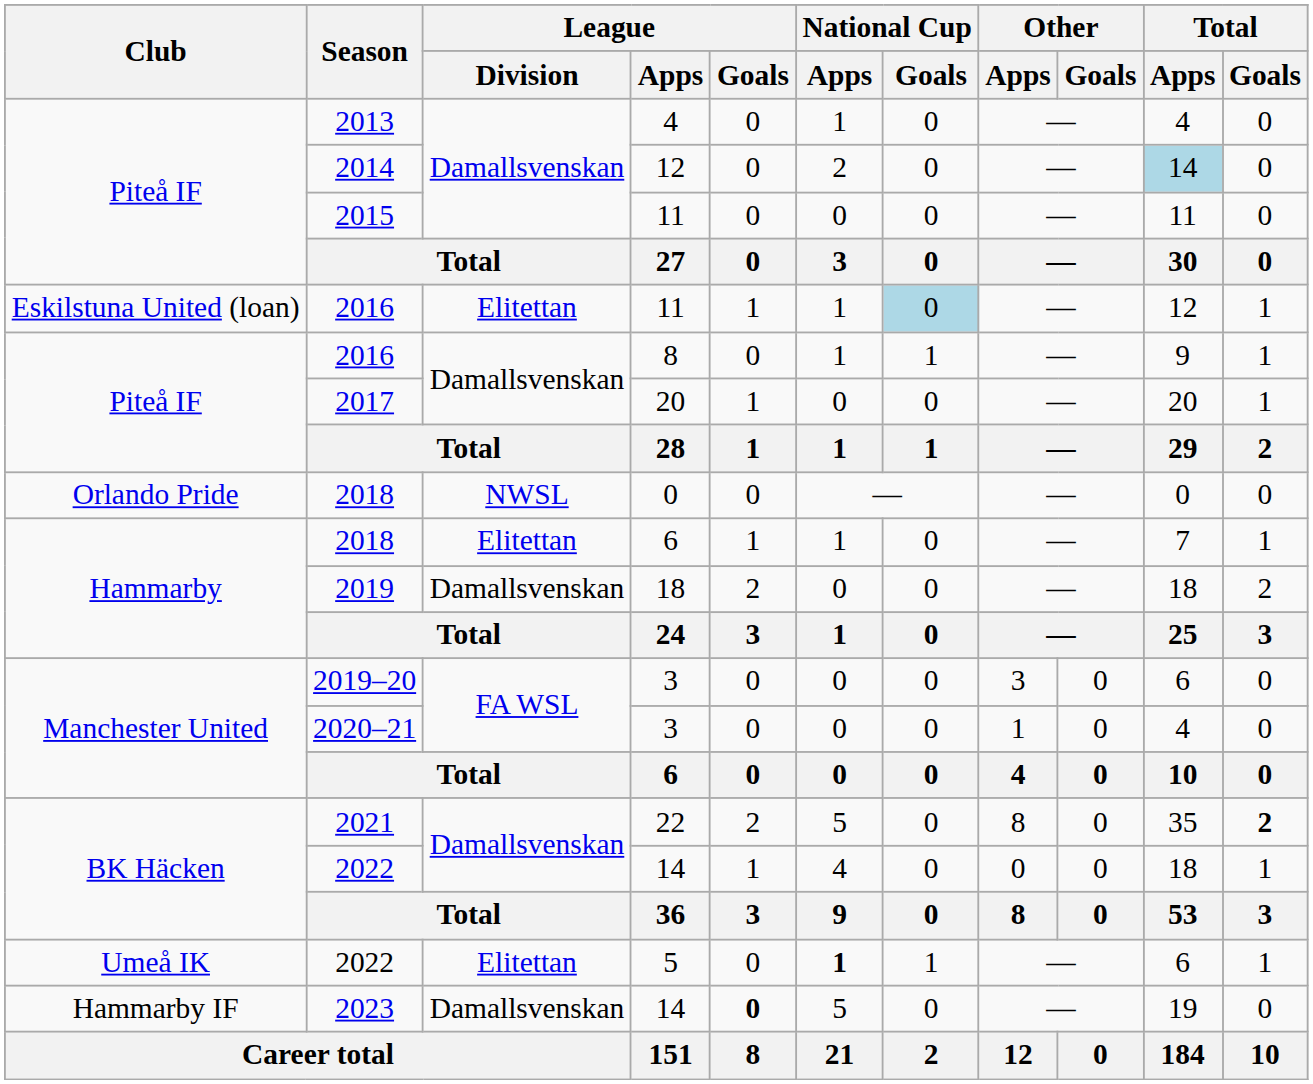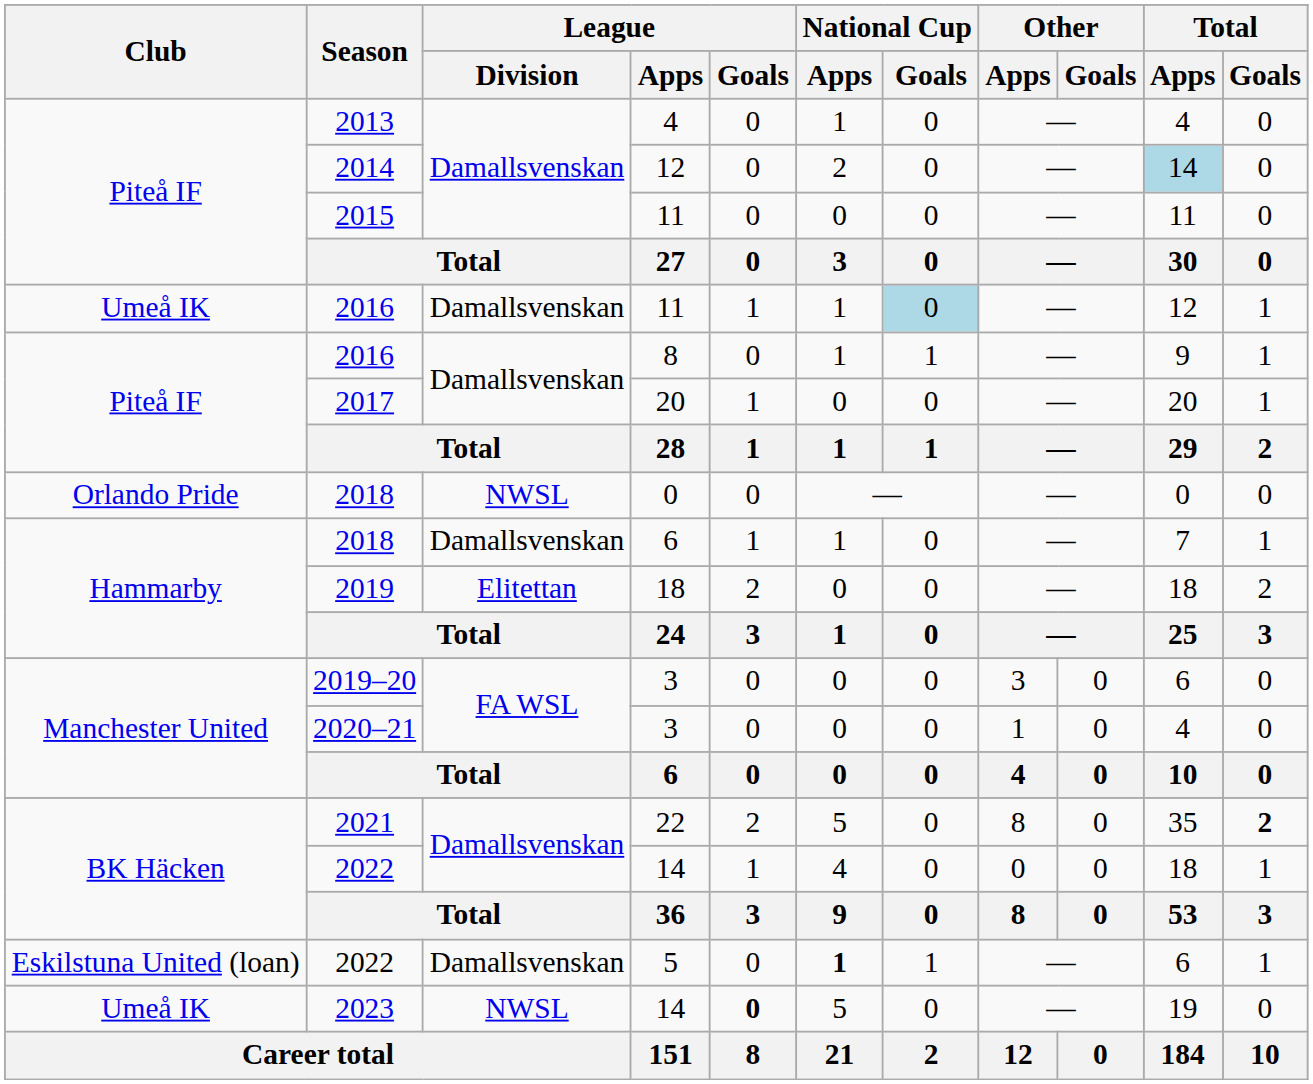(156, 307) Eskilstuna United (loan) -> (156, 307) Umeå IK
(527, 307) Elitettan -> (527, 307) Damallsvenskan
(527, 541) Elitettan -> (527, 541) Damallsvenskan
(527, 588) Damallsvenskan -> (527, 588) Elitettan
(156, 961) Umeå IK -> (156, 961) Eskilstuna United (loan)
(527, 961) Elitettan -> (527, 961) Damallsvenskan
(156, 1008) Hammarby IF -> (156, 1008) Umeå IK
(527, 1008) Damallsvenskan -> (527, 1008) NWSL
